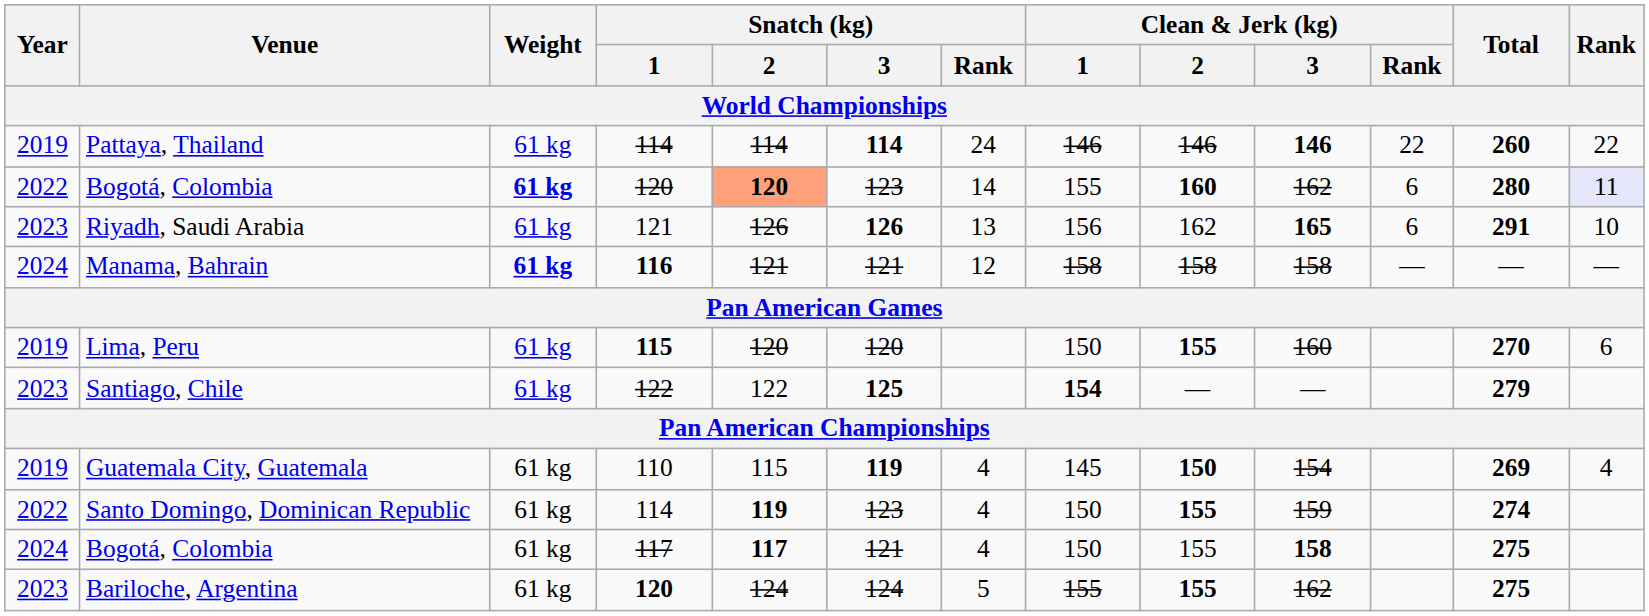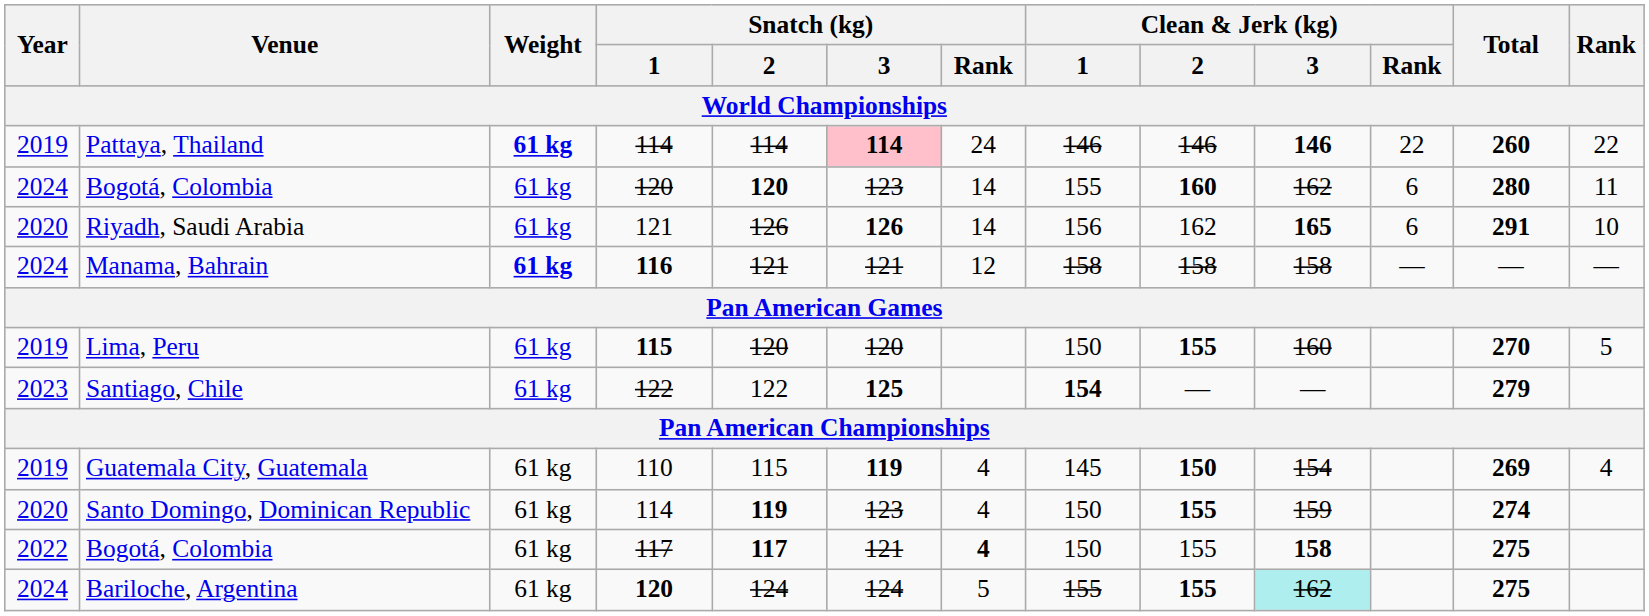(543, 145) normal -> (543, 145) bold
(884, 145) no background -> (884, 145) pink background
(42, 186) 2022 -> (42, 186) 2024
(543, 186) bold -> (543, 186) normal
(769, 186) lightsalmon background -> (769, 186) no background
(1606, 186) lavender background -> (1606, 186) no background
(42, 226) 2023 -> (42, 226) 2020
(983, 226) 13 -> (983, 226) 14
(1606, 347) 6 -> (1606, 347) 5
(42, 508) 2022 -> (42, 508) 2020
(42, 549) 2024 -> (42, 549) 2022
(983, 549) normal -> (983, 549) bold
(42, 589) 2023 -> (42, 589) 2024
(1313, 589) no background -> (1313, 589) paleturquoise background
